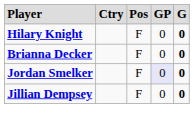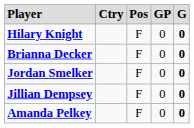(162, 73) lavender background -> (162, 73) no background
+ row: (49, 113)
